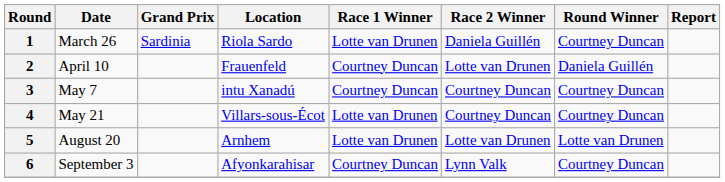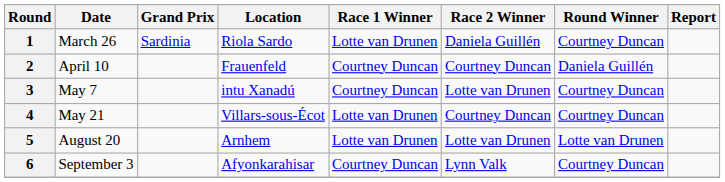(498, 65) Lotte van Drunen -> (498, 65) Courtney Duncan
(498, 90) Courtney Duncan -> (498, 90) Lotte van Drunen
